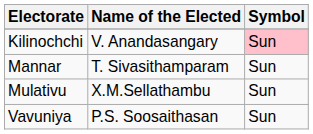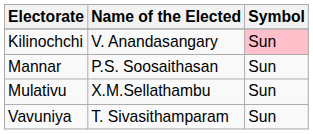(160, 66) T. Sivasithamparam -> (155, 66) P.S. Soosaithasan
(155, 116) P.S. Soosaithasan -> (160, 116) T. Sivasithamparam
